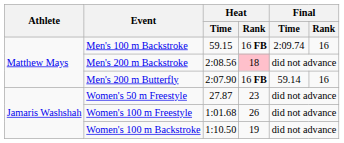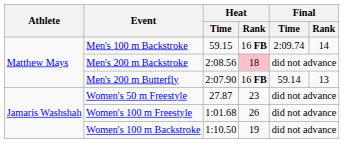(324, 46) 16 -> (324, 46) 14
(324, 79) 16 -> (324, 79) 13
